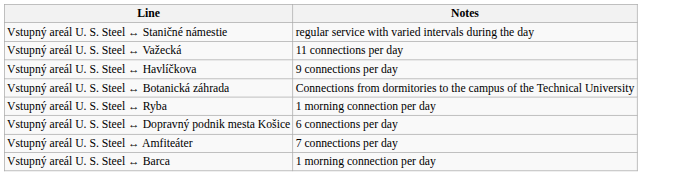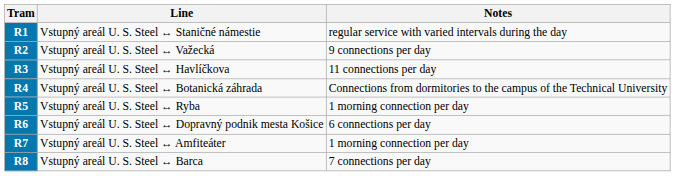+ column: (21, 13)
(349, 50) 11 connections per day -> (380, 50) 9 connections per day
(347, 69) 9 connections per day -> (382, 69) 11 connections per day
(347, 143) 7 connections per day -> (399, 143) 1 morning connection per day
(366, 161) 1 morning connection per day -> (380, 161) 7 connections per day
